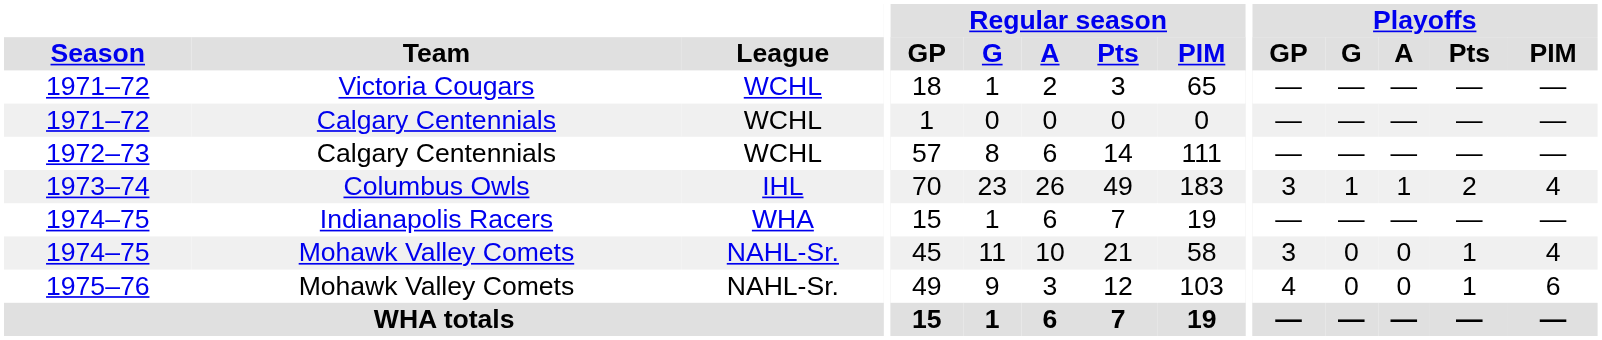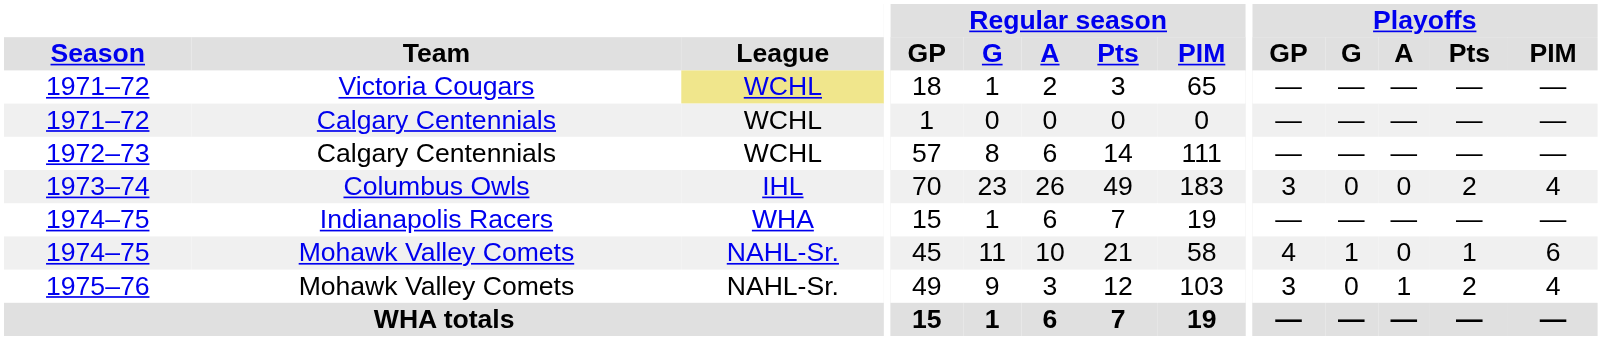(783, 86) no background -> (783, 86) khaki background
(1351, 186) 1 -> (1351, 186) 0
(1404, 186) 1 -> (1404, 186) 0
(1289, 252) 3 -> (1289, 252) 4
(1351, 252) 0 -> (1351, 252) 1
(1553, 252) 4 -> (1553, 252) 6
(1289, 285) 4 -> (1289, 285) 3
(1404, 285) 0 -> (1404, 285) 1
(1469, 285) 1 -> (1469, 285) 2
(1553, 285) 6 -> (1553, 285) 4
